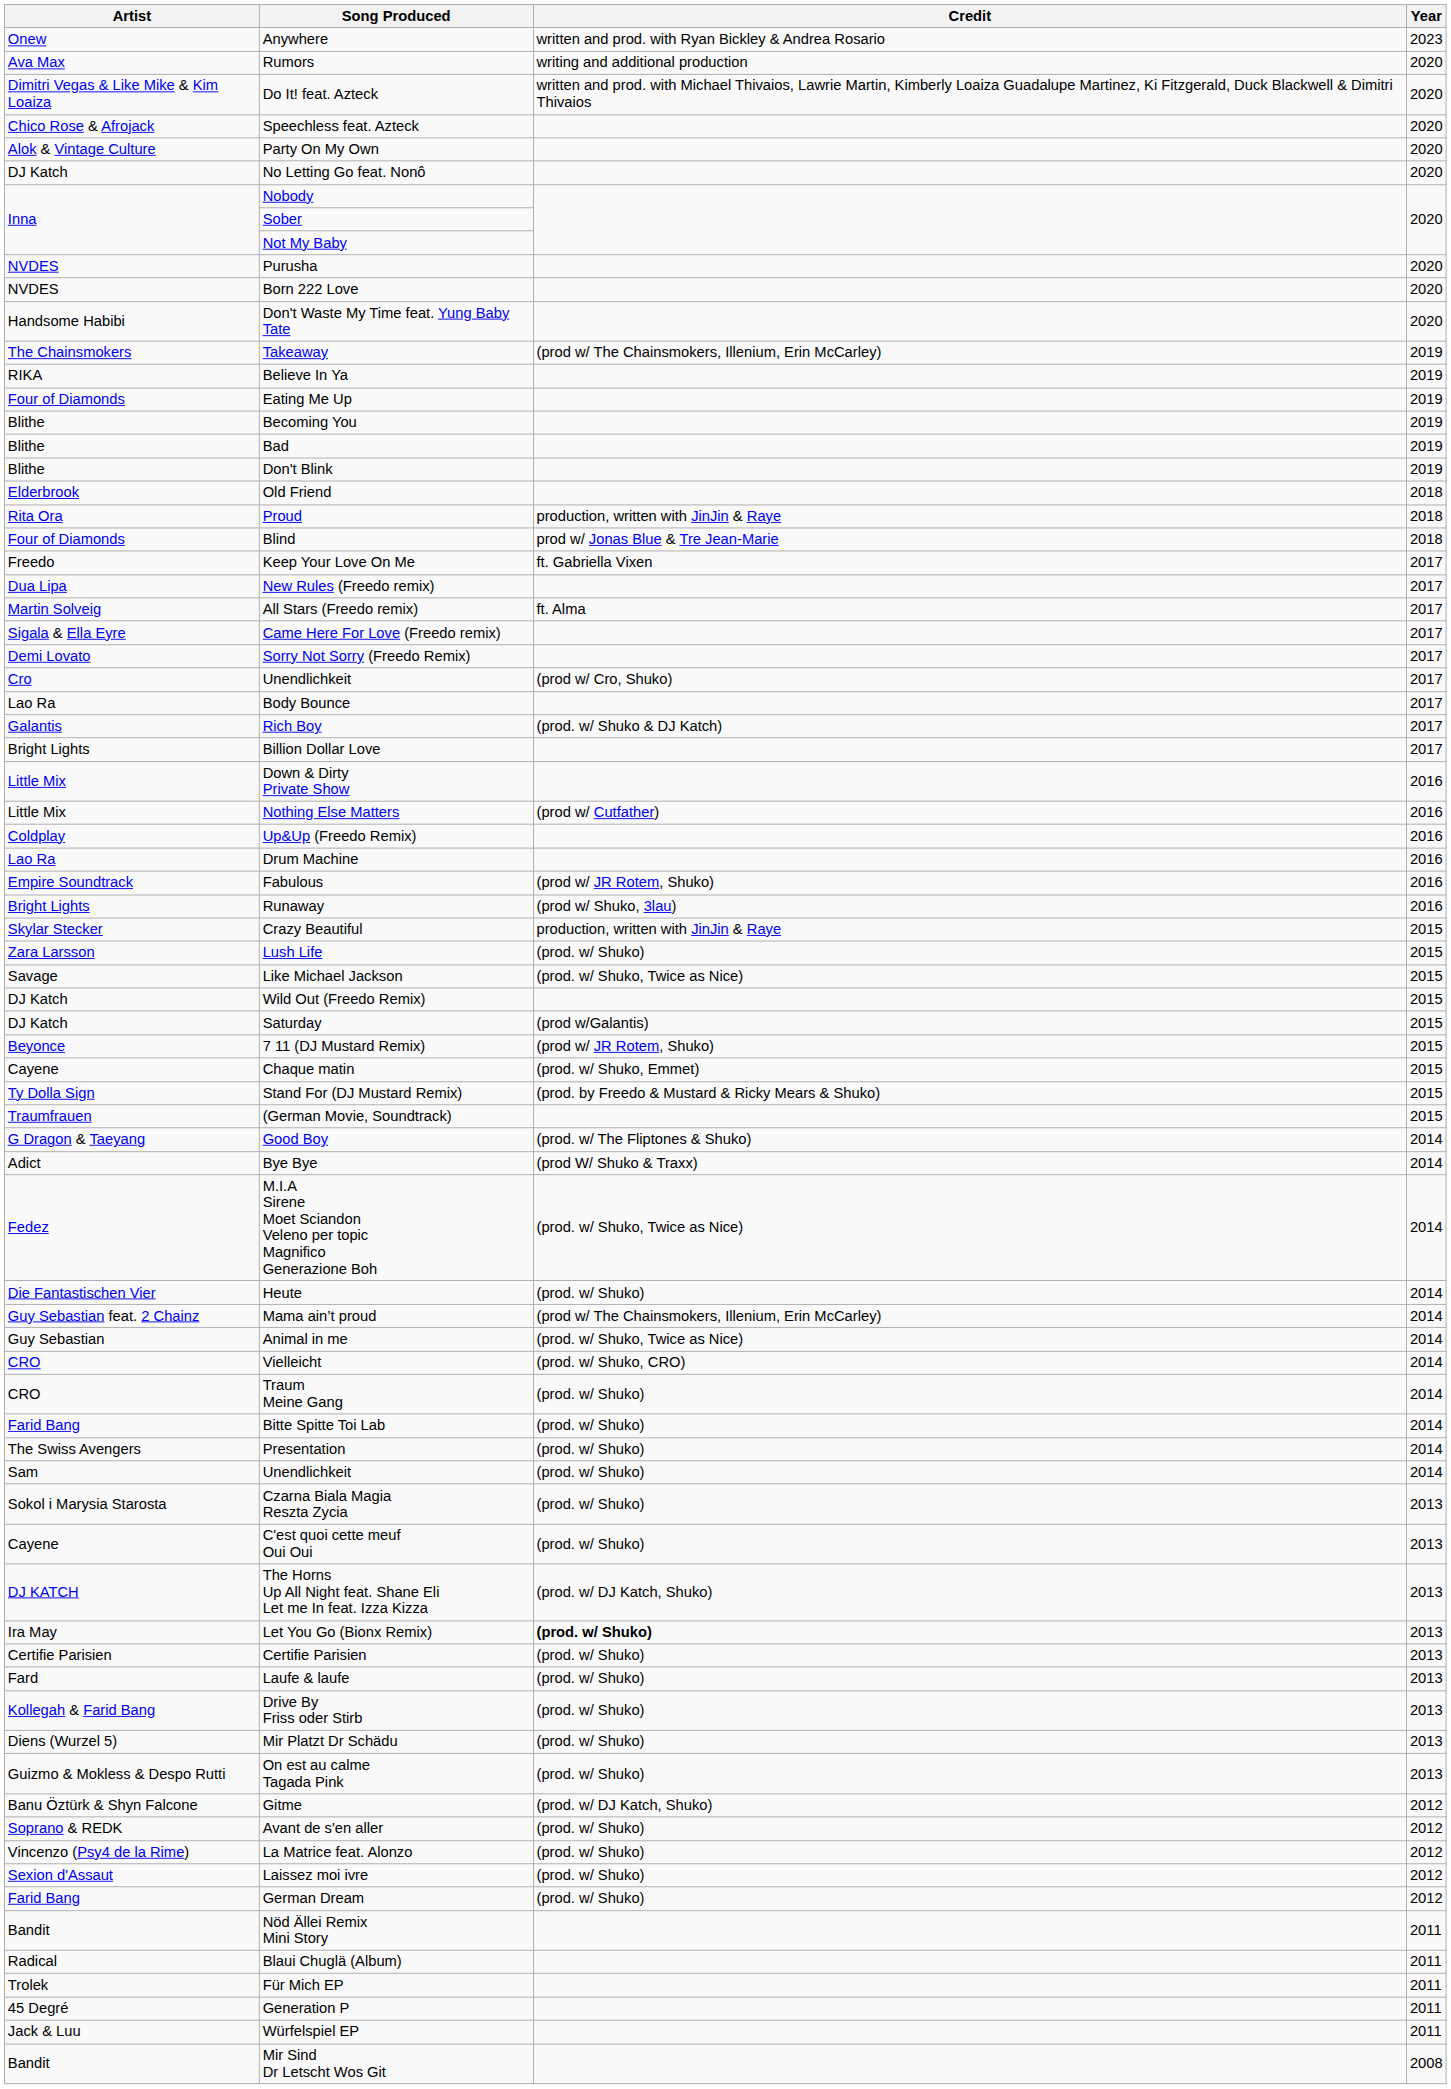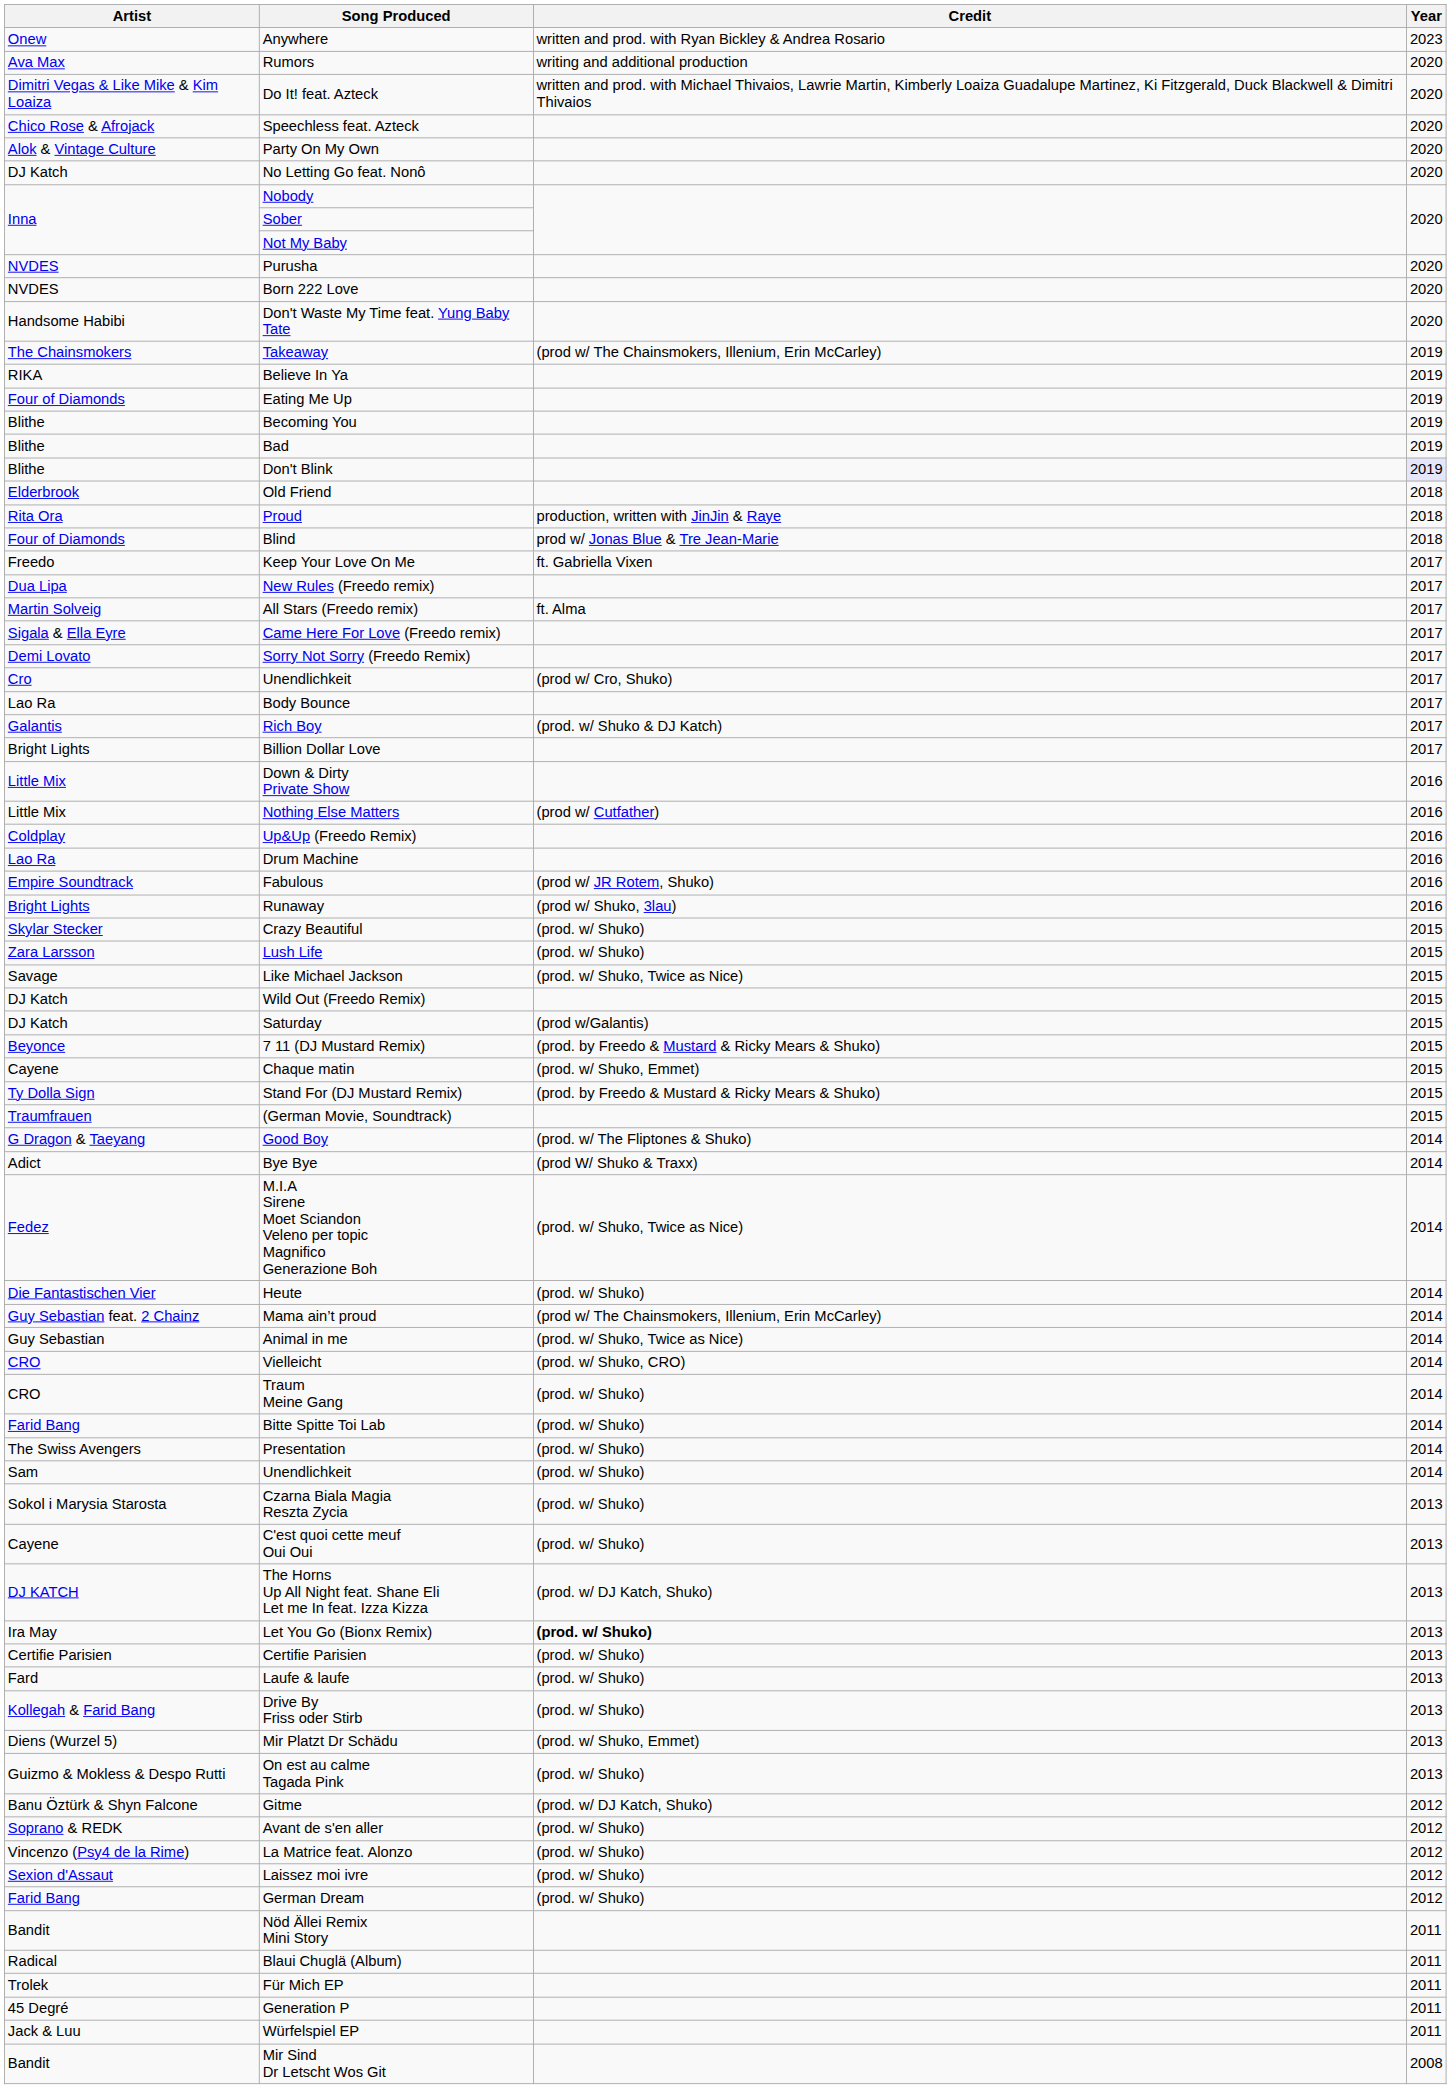(1426, 469) no background -> (1426, 469) lavender background
(659, 929) production, written with JinJin & Raye -> (590, 929) (prod. w/ Shuko)
(625, 1046) (prod w/ JR Rotem, Shuko) -> (708, 1046) (prod. by Freedo & Mustard & Ricky Mears & Shuko)
(590, 1742) (prod. w/ Shuko) -> (618, 1742) (prod. w/ Shuko, Emmet)
